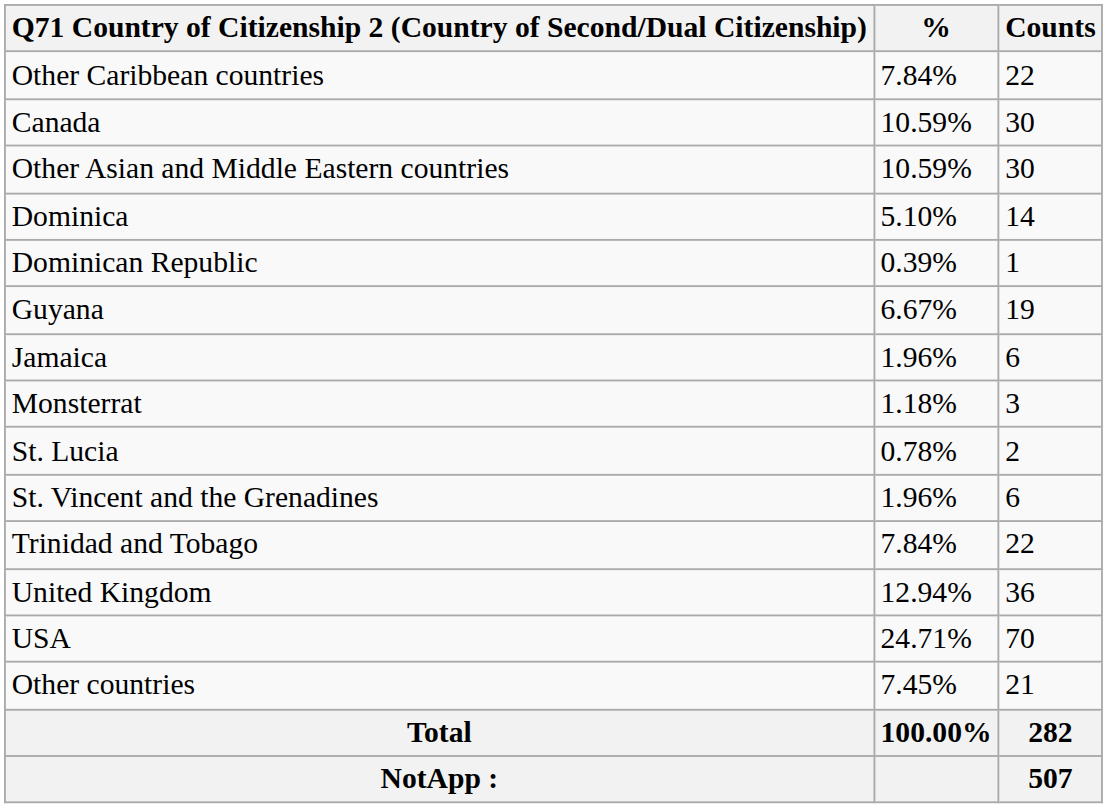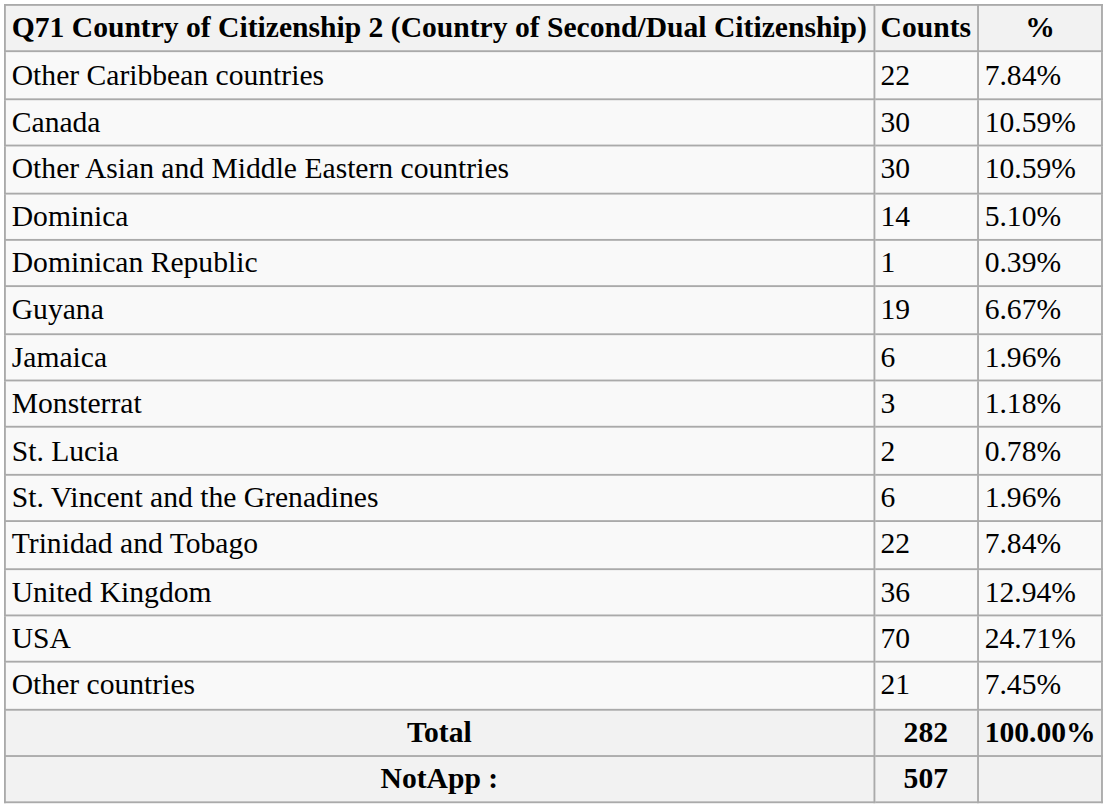columns swapped: (1050, 27) <-> (936, 27)
